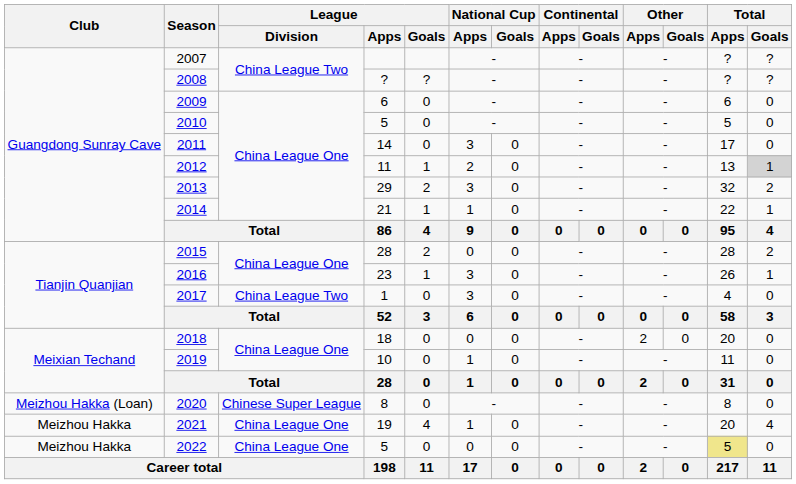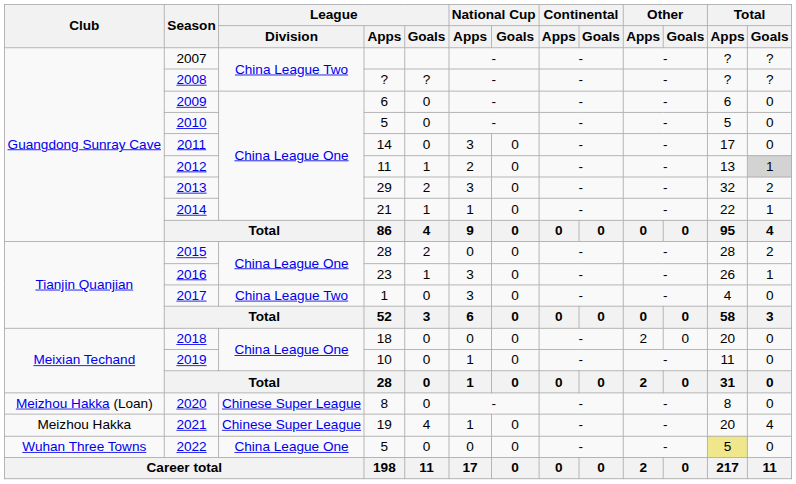(292, 425) China League One -> (292, 425) Chinese Super League
(84, 446) Meizhou Hakka -> (84, 446) Wuhan Three Towns
